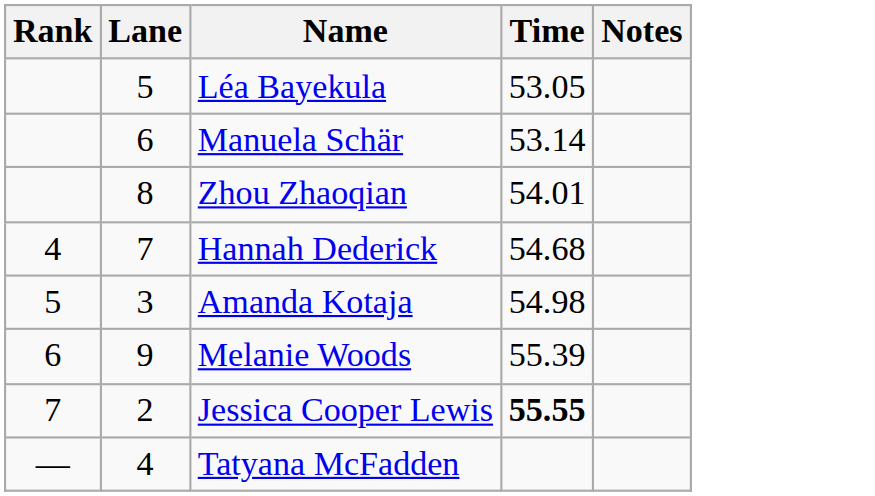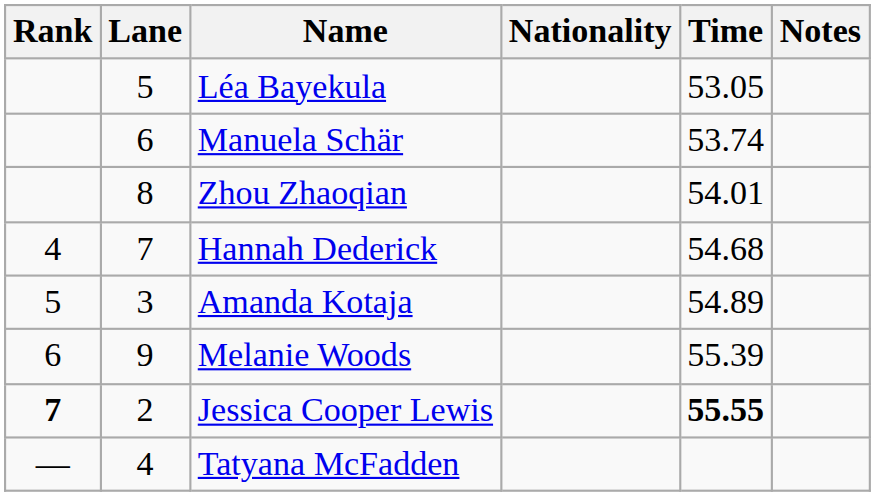+ column: (590, 31)
(547, 139) 53.14 -> (726, 139) 53.74
(547, 301) 54.98 -> (726, 301) 54.89
(53, 409) normal -> (53, 409) bold
